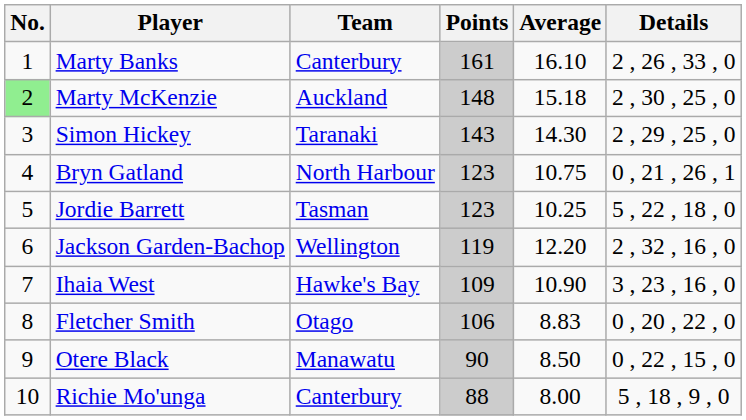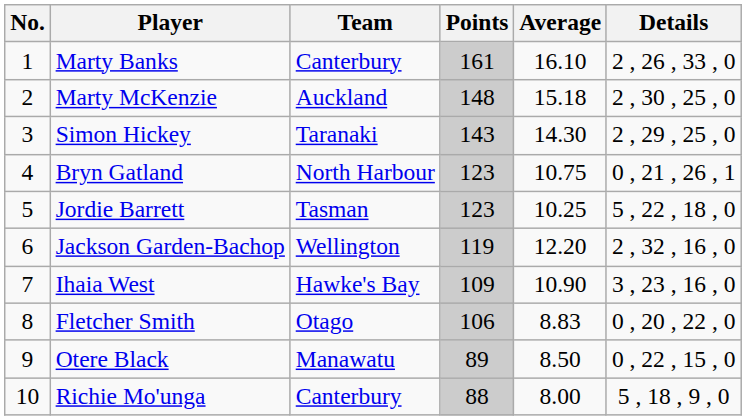(27, 97) lightgreen background -> (27, 97) no background
(477, 358) 90 -> (477, 358) 89
